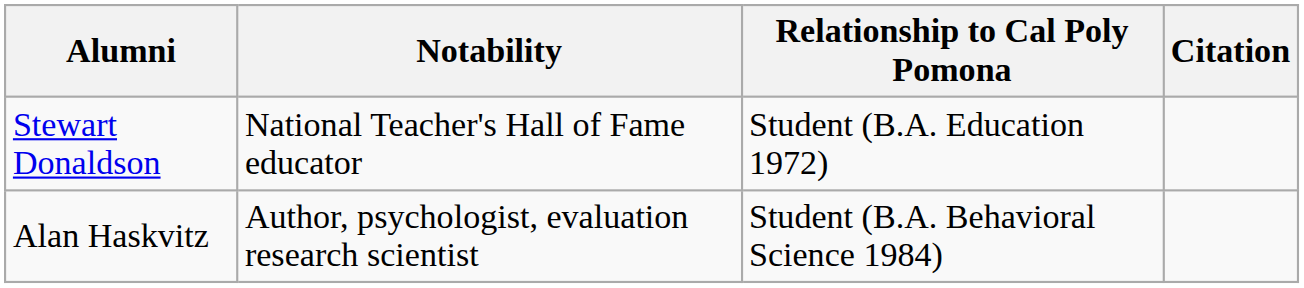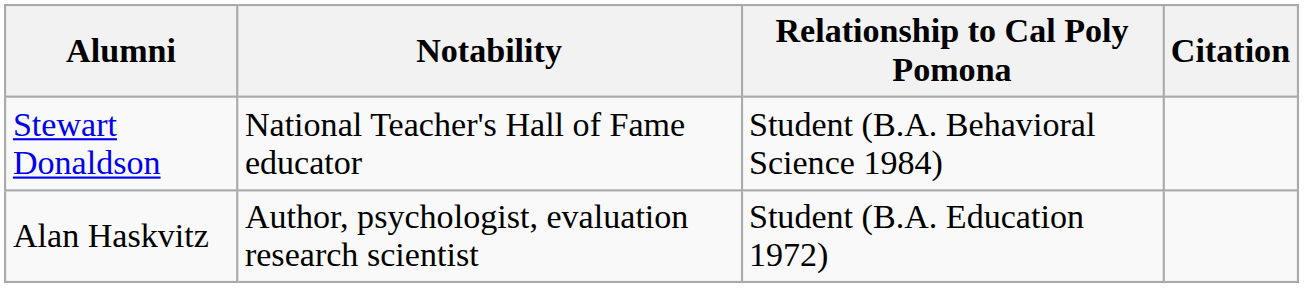(916, 143) Student (B.A. Education 1972) -> (922, 143) Student (B.A. Behavioral Science 1984)
(922, 235) Student (B.A. Behavioral Science 1984) -> (916, 235) Student (B.A. Education 1972)
